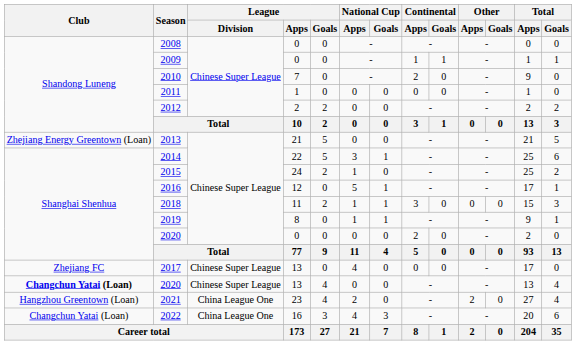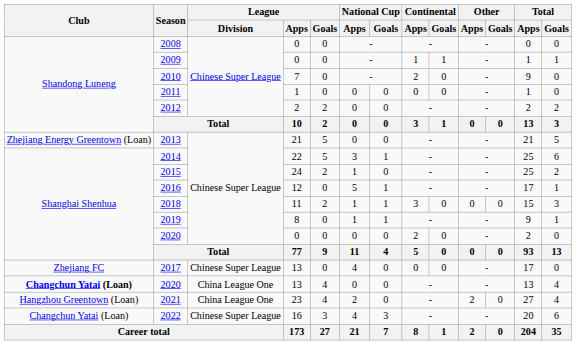(235, 284) Chinese Super League -> (235, 284) China League One
(235, 316) China League One -> (235, 316) Chinese Super League
